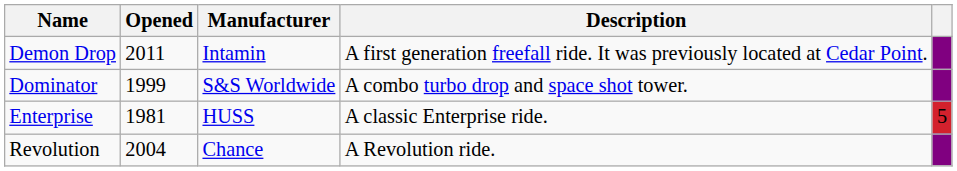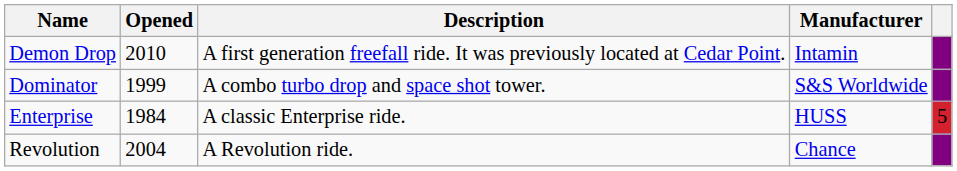columns swapped: (269, 20) <-> (636, 20)
(145, 52) 2011 -> (146, 52) 2010
(146, 117) 1981 -> (146, 117) 1984
